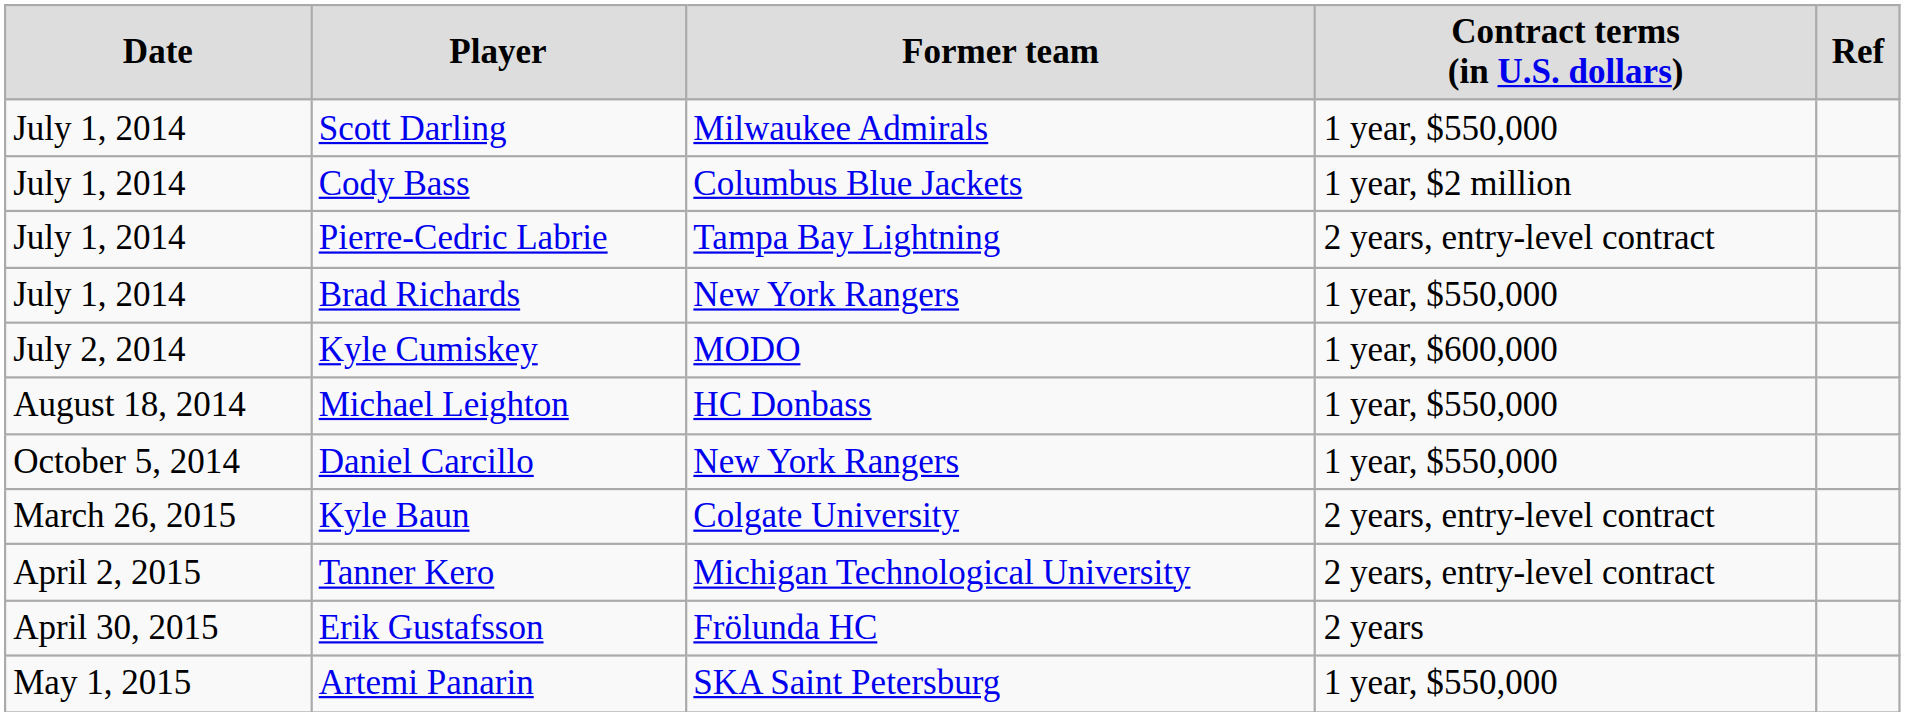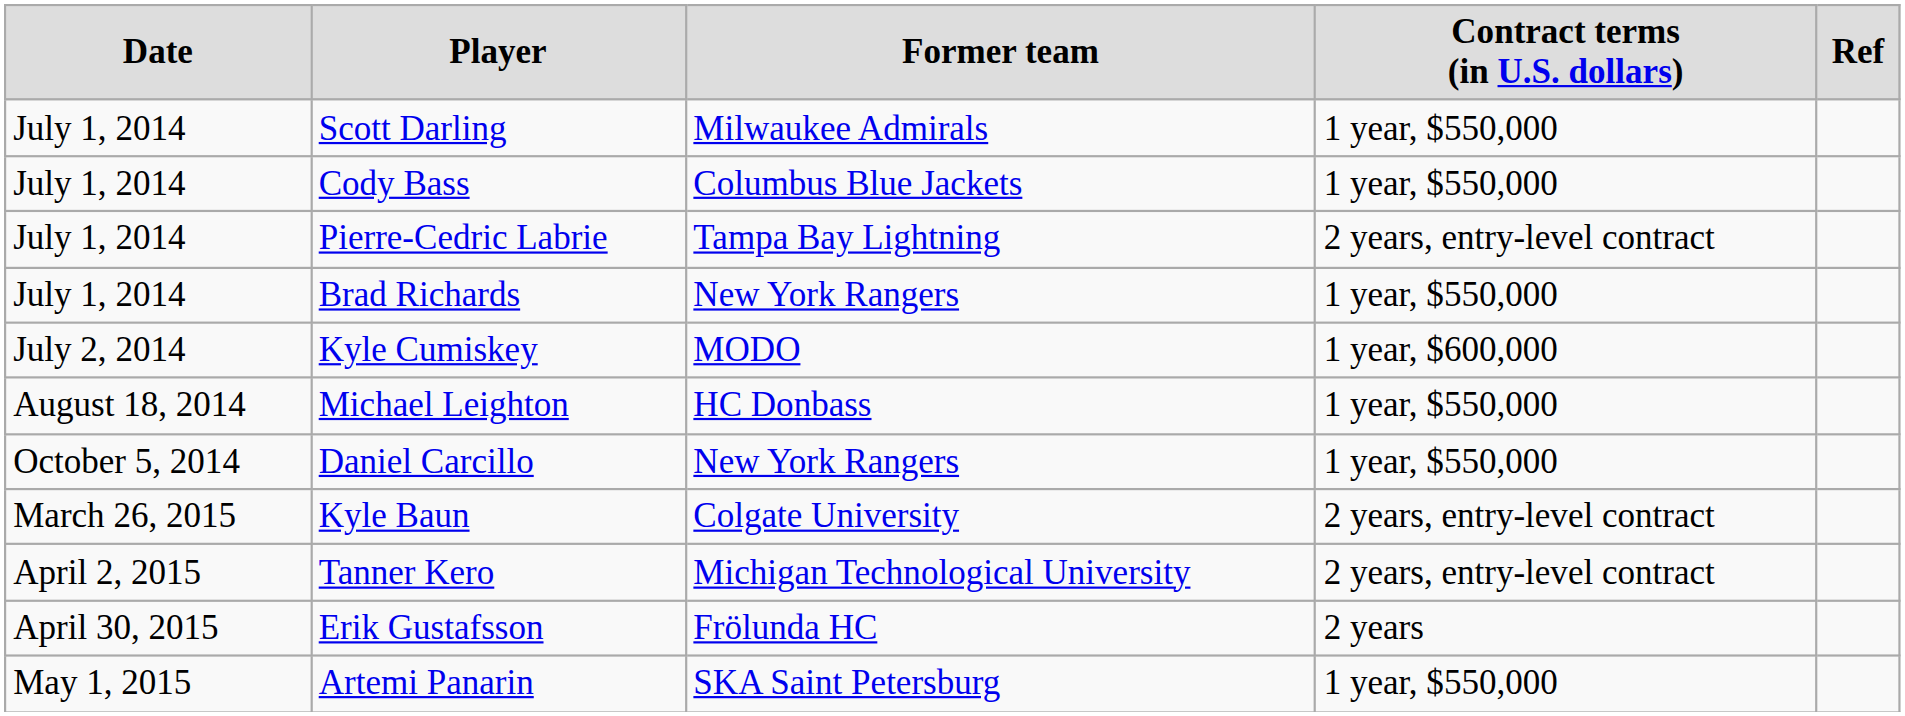(1448, 182) 1 year, $2 million -> (1441, 182) 1 year, $550,000
